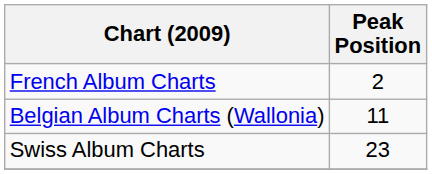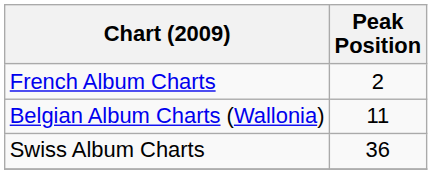(378, 150) 23 -> (378, 150) 36
